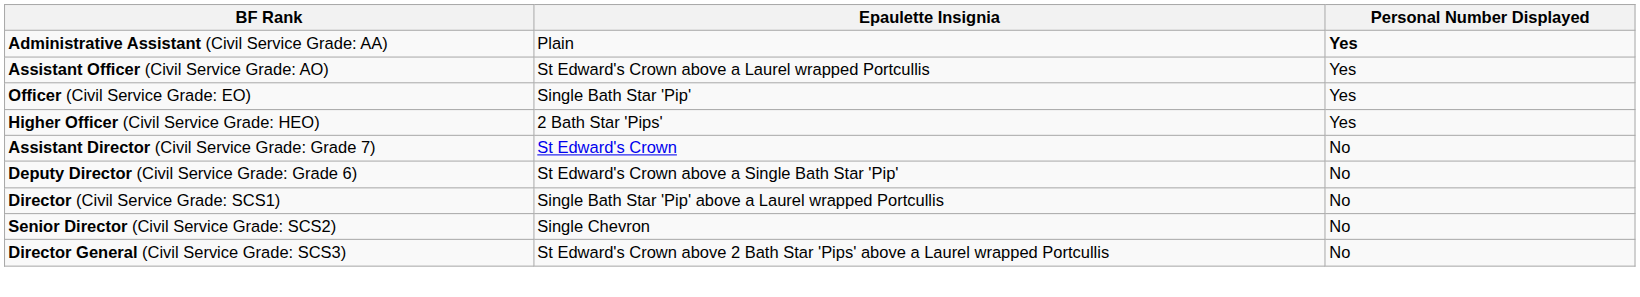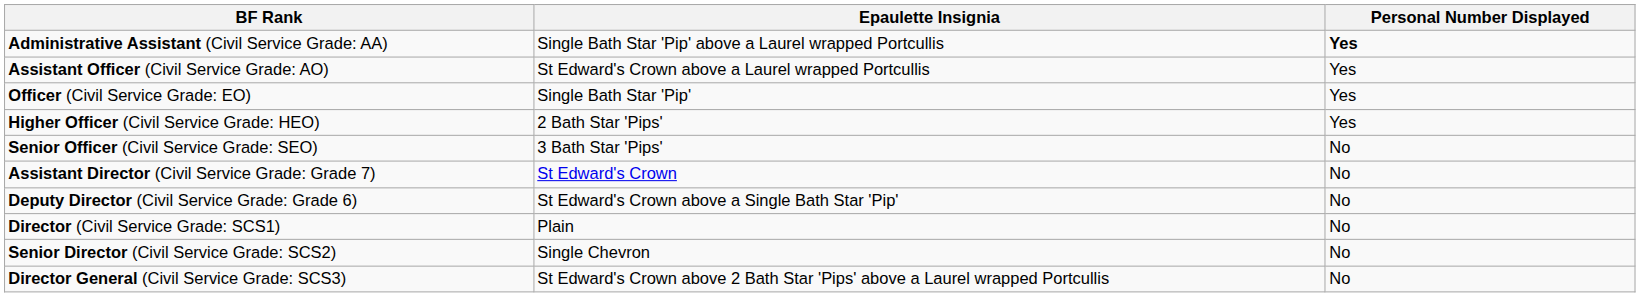(556, 43) Plain -> (741, 43) Single Bath Star 'Pip' above a Laurel wrapped Portcullis
+ row: (163, 148)
(741, 200) Single Bath Star 'Pip' above a Laurel wrapped Portcullis -> (556, 226) Plain
